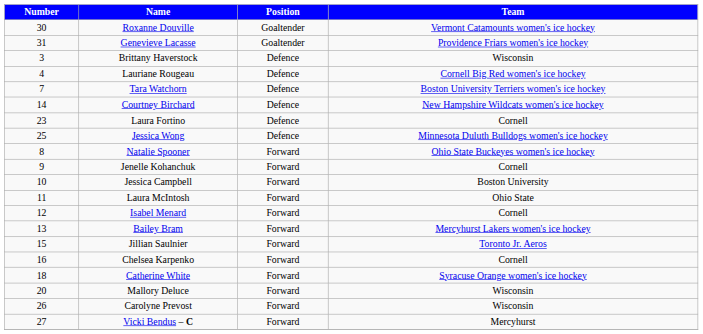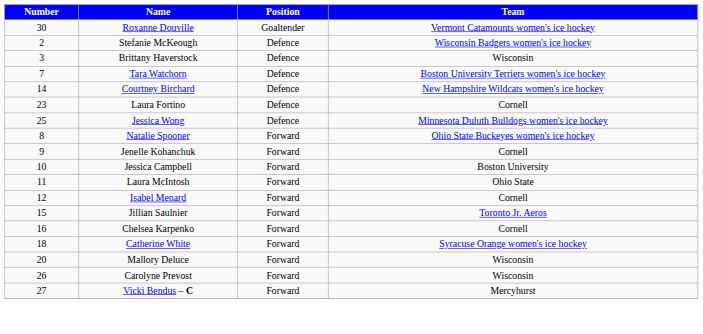- row: (158, 43)
+ row: (158, 43)
- row: (158, 74)
- row: (158, 228)
